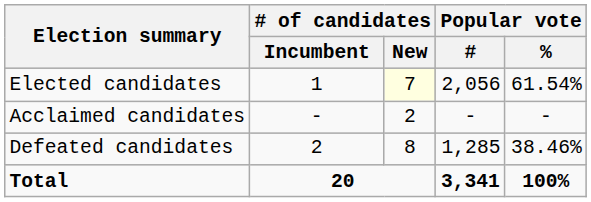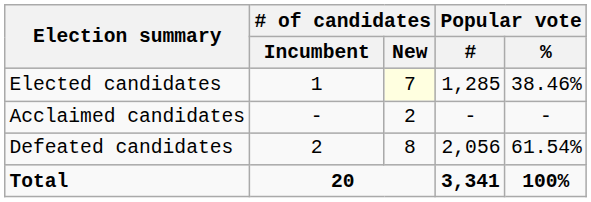(471, 85) 2,056 -> (471, 85) 1,285
(546, 85) 61.54% -> (546, 85) 38.46%
(471, 149) 1,285 -> (471, 149) 2,056
(546, 149) 38.46% -> (546, 149) 61.54%
